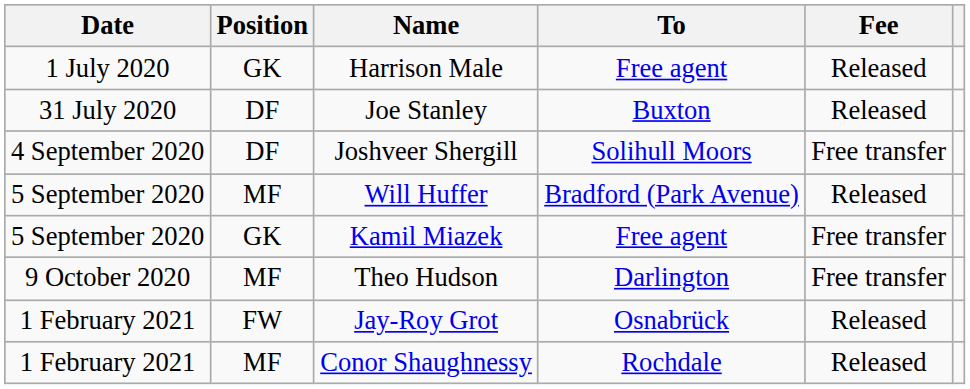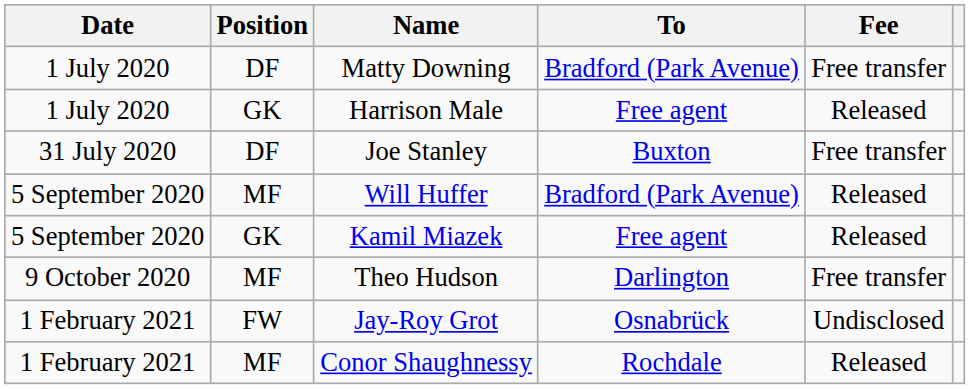+ row: (426, 67)
(879, 109) Released -> (879, 151) Free transfer
- row: (426, 151)
(879, 236) Free transfer -> (879, 236) Released
(879, 320) Released -> (879, 320) Undisclosed
